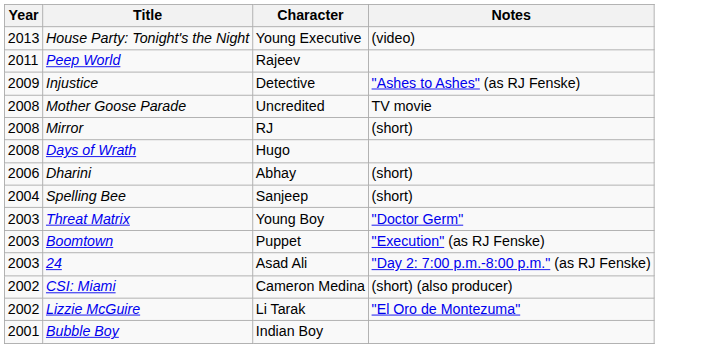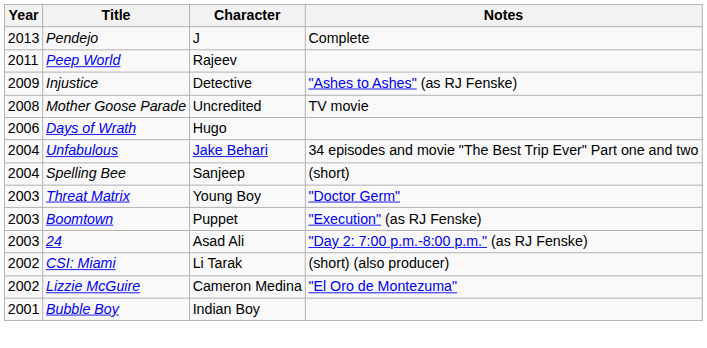+ row: (72, 38)
- row: (148, 38)
- row: (65, 128)
(24, 151) 2008 -> (24, 128) 2006
+ row: (82, 151)
- row: (69, 173)
(310, 286) Cameron Medina -> (217, 264) Li Tarak
(281, 309) Li Tarak -> (247, 286) Cameron Medina
